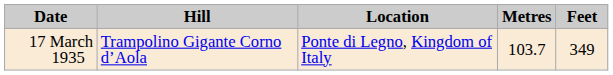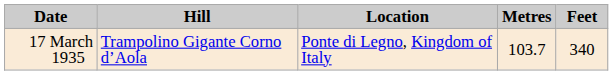(582, 49) 349 -> (582, 49) 340
